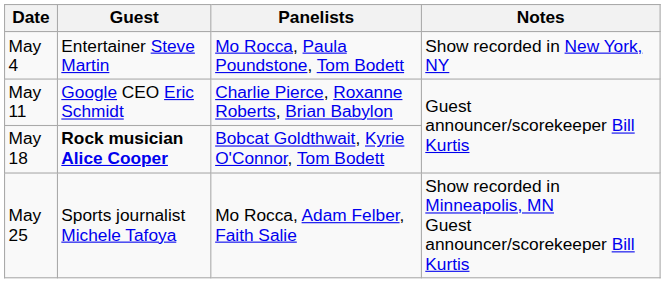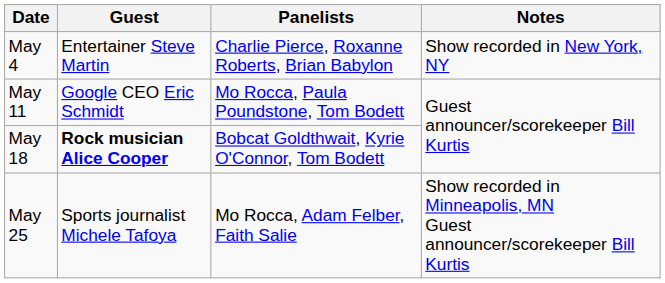(310, 55) Mo Rocca, Paula Poundstone, Tom Bodett -> (309, 55) Charlie Pierce, Roxanne Roberts, Brian Babylon
(309, 102) Charlie Pierce, Roxanne Roberts, Brian Babylon -> (310, 102) Mo Rocca, Paula Poundstone, Tom Bodett
